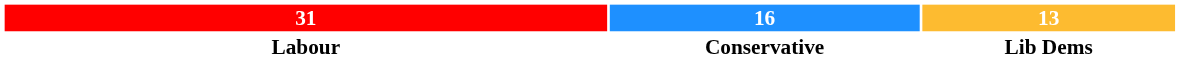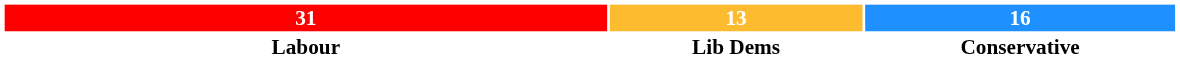columns swapped: (765, 17) <-> (1049, 17)
